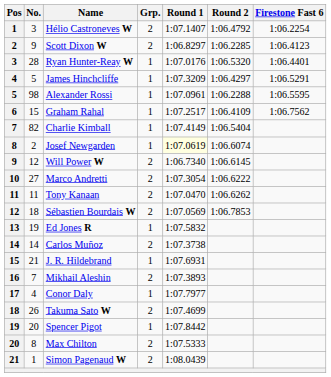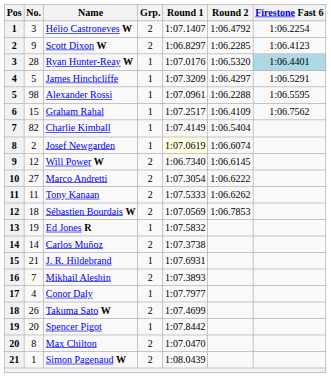(289, 62) no background -> (289, 62) lightblue background
(185, 194) 1:07.0470 -> (185, 194) 1:07.5333
(185, 343) 1:07.5333 -> (185, 343) 1:07.0470
